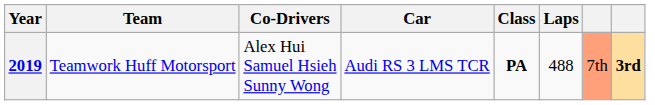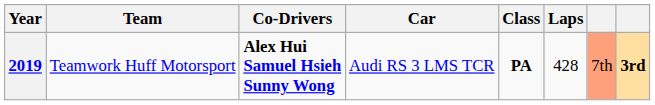(290, 65) normal -> (292, 65) bold
(561, 65) 488 -> (566, 65) 428
